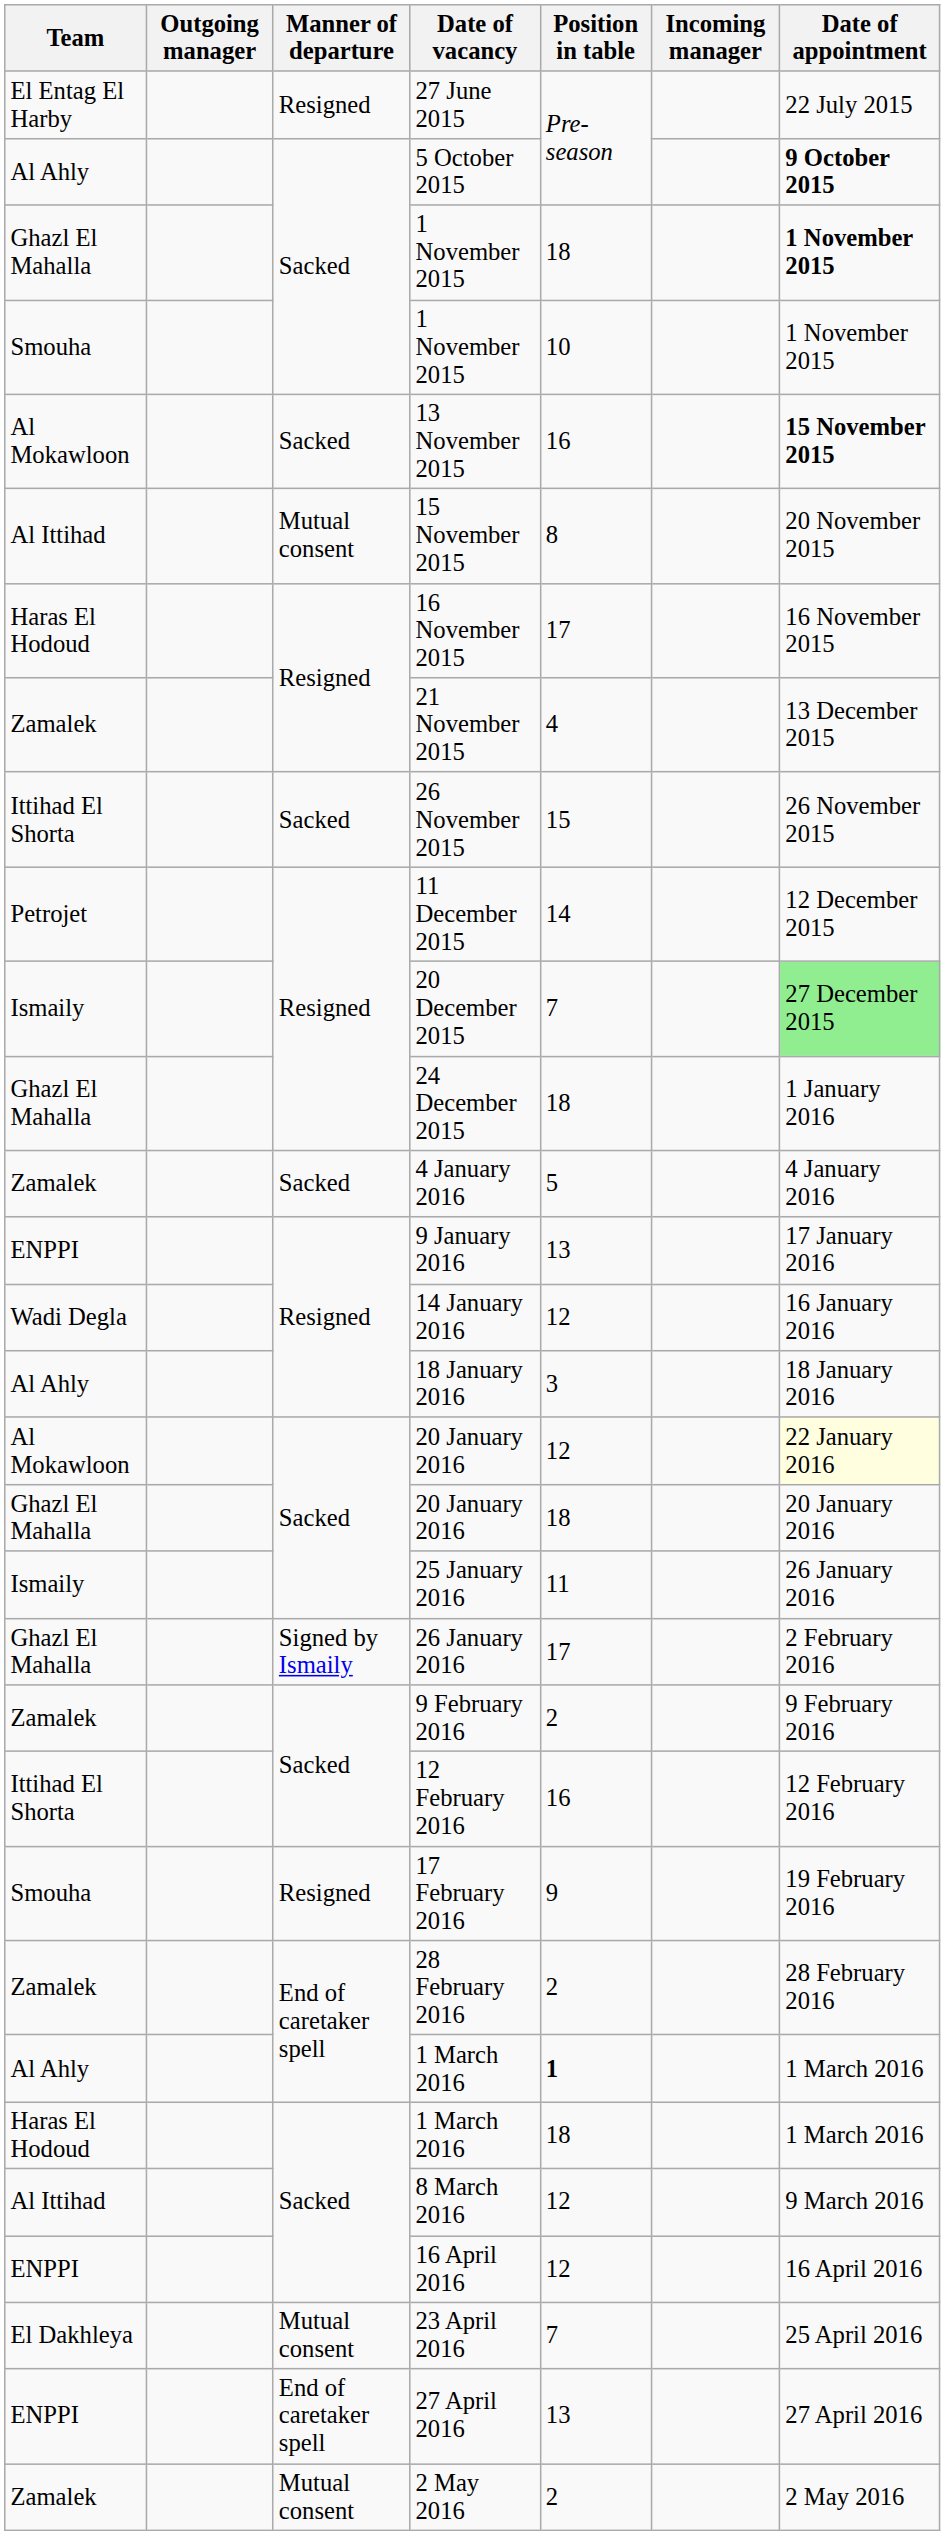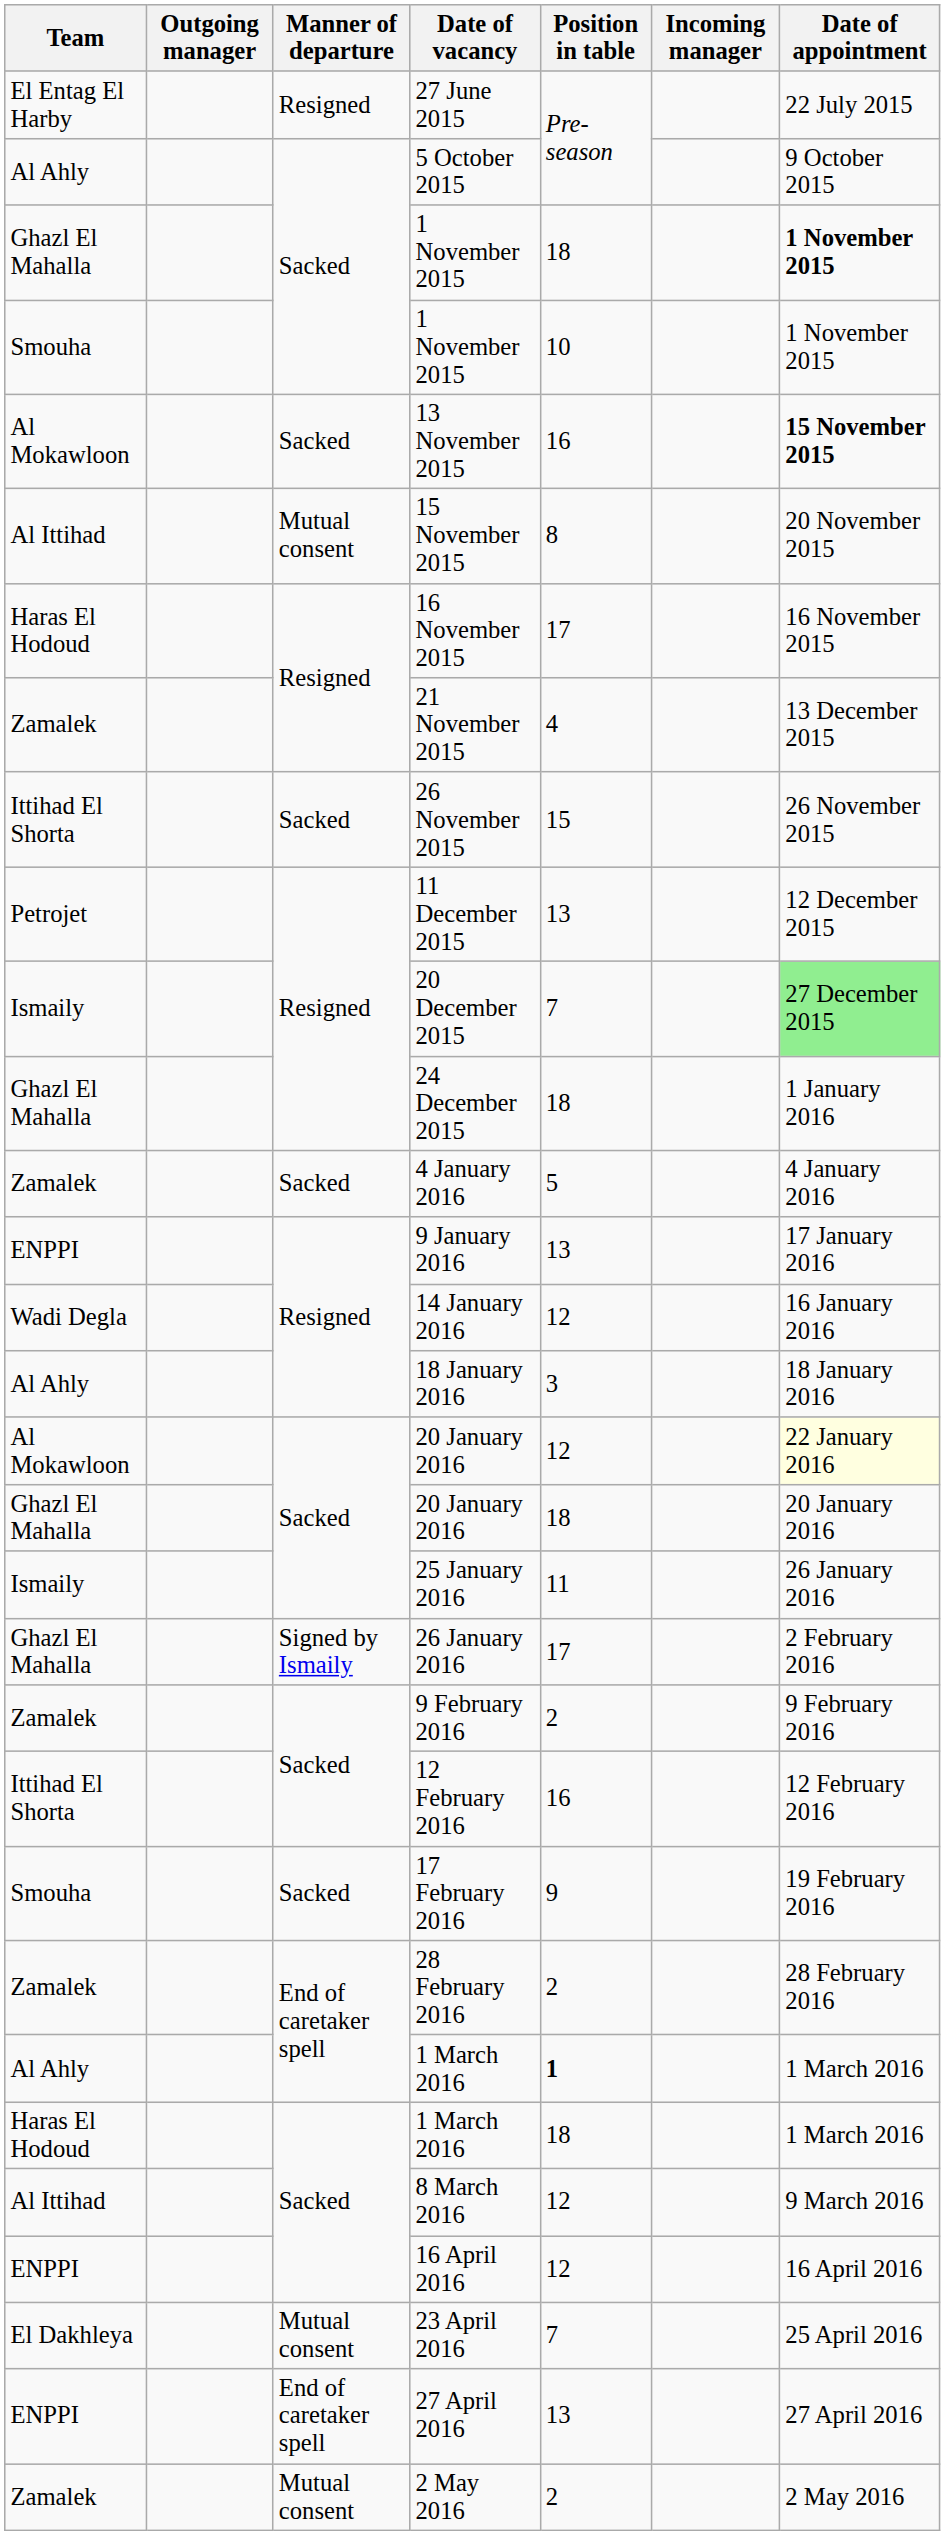(837, 171) bold -> (834, 171) normal
(558, 913) 14 -> (558, 913) 13
(325, 1893) Resigned -> (314, 1893) Sacked
